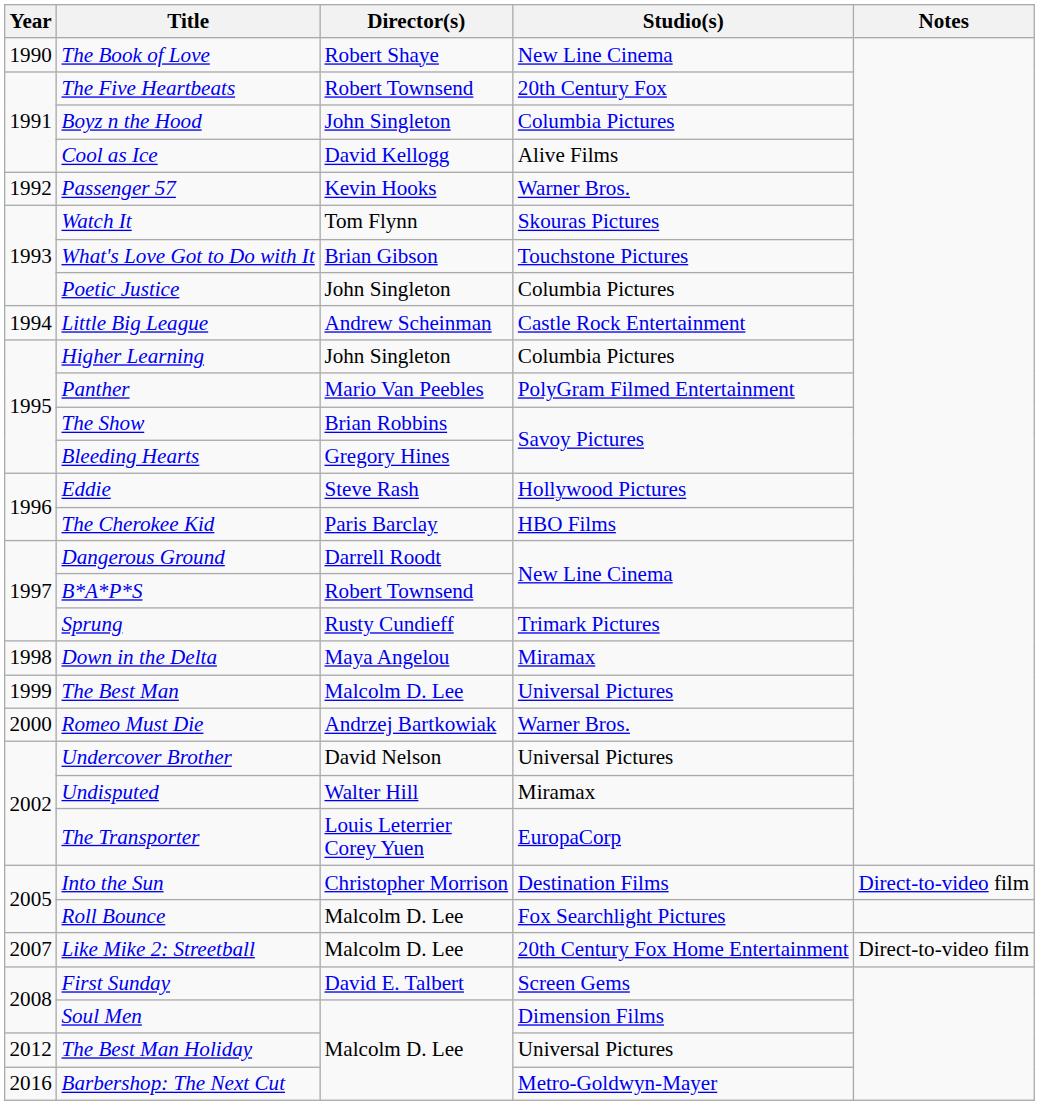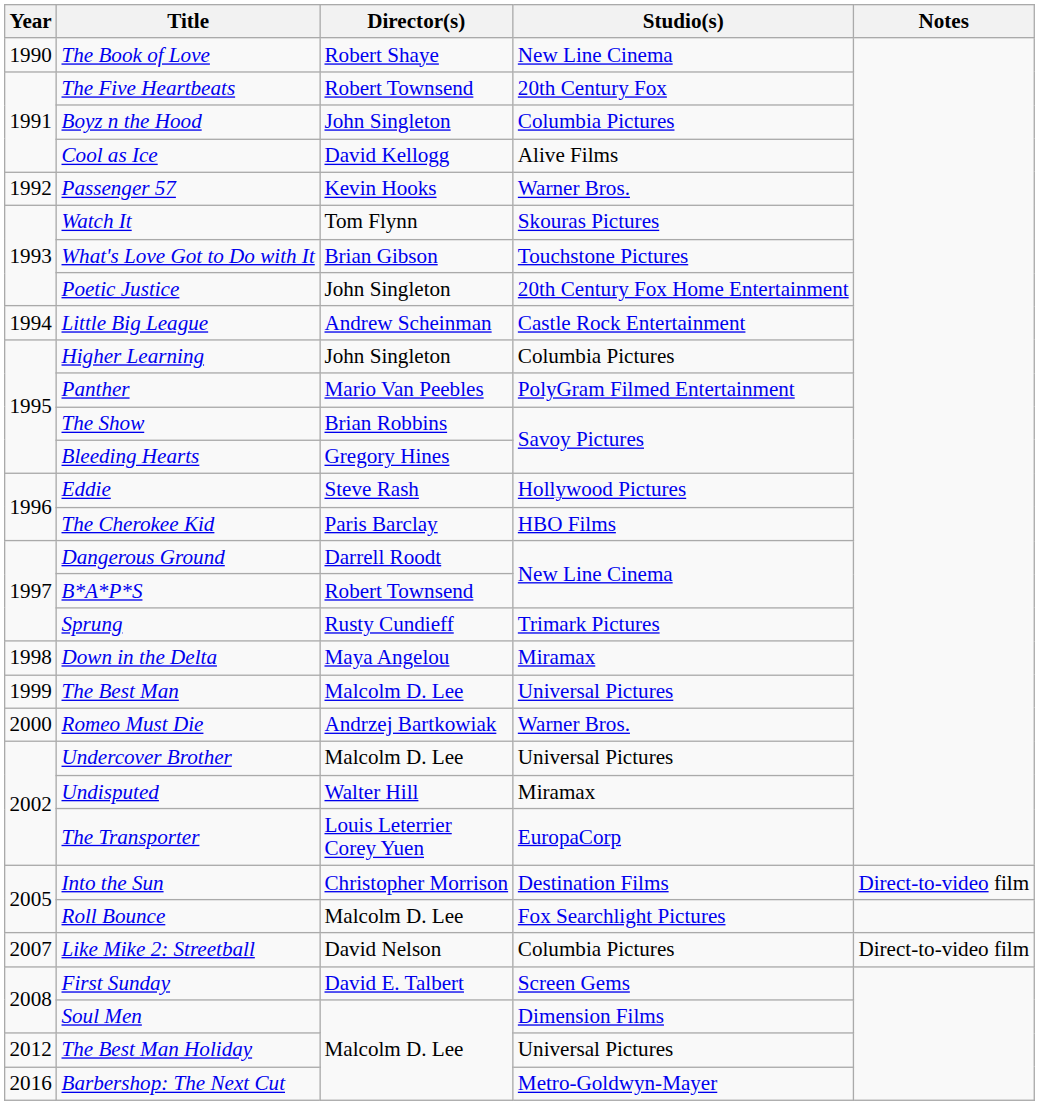(596, 289) Columbia Pictures -> (683, 289) 20th Century Fox Home Entertainment
(383, 758) David Nelson -> (394, 758) Malcolm D. Lee
(394, 949) Malcolm D. Lee -> (383, 949) David Nelson
(683, 949) 20th Century Fox Home Entertainment -> (596, 949) Columbia Pictures
